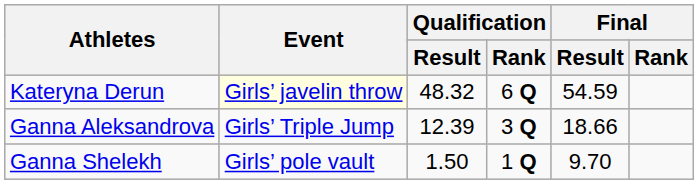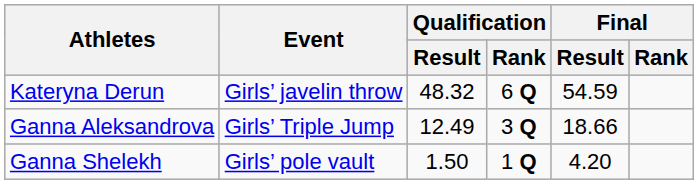(314, 92) lightyellow background -> (314, 92) no background
(447, 127) 12.39 -> (447, 127) 12.49
(590, 162) 9.70 -> (590, 162) 4.20
